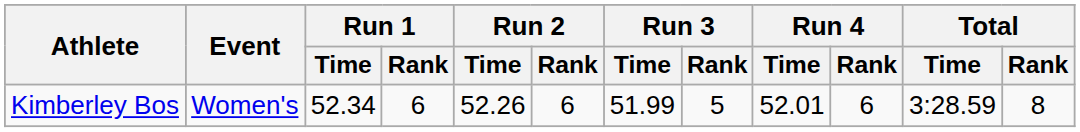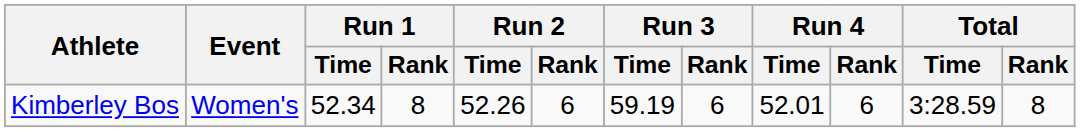(418, 106) 6 -> (418, 106) 8
(642, 106) 51.99 -> (642, 106) 59.19
(717, 106) 5 -> (717, 106) 6
